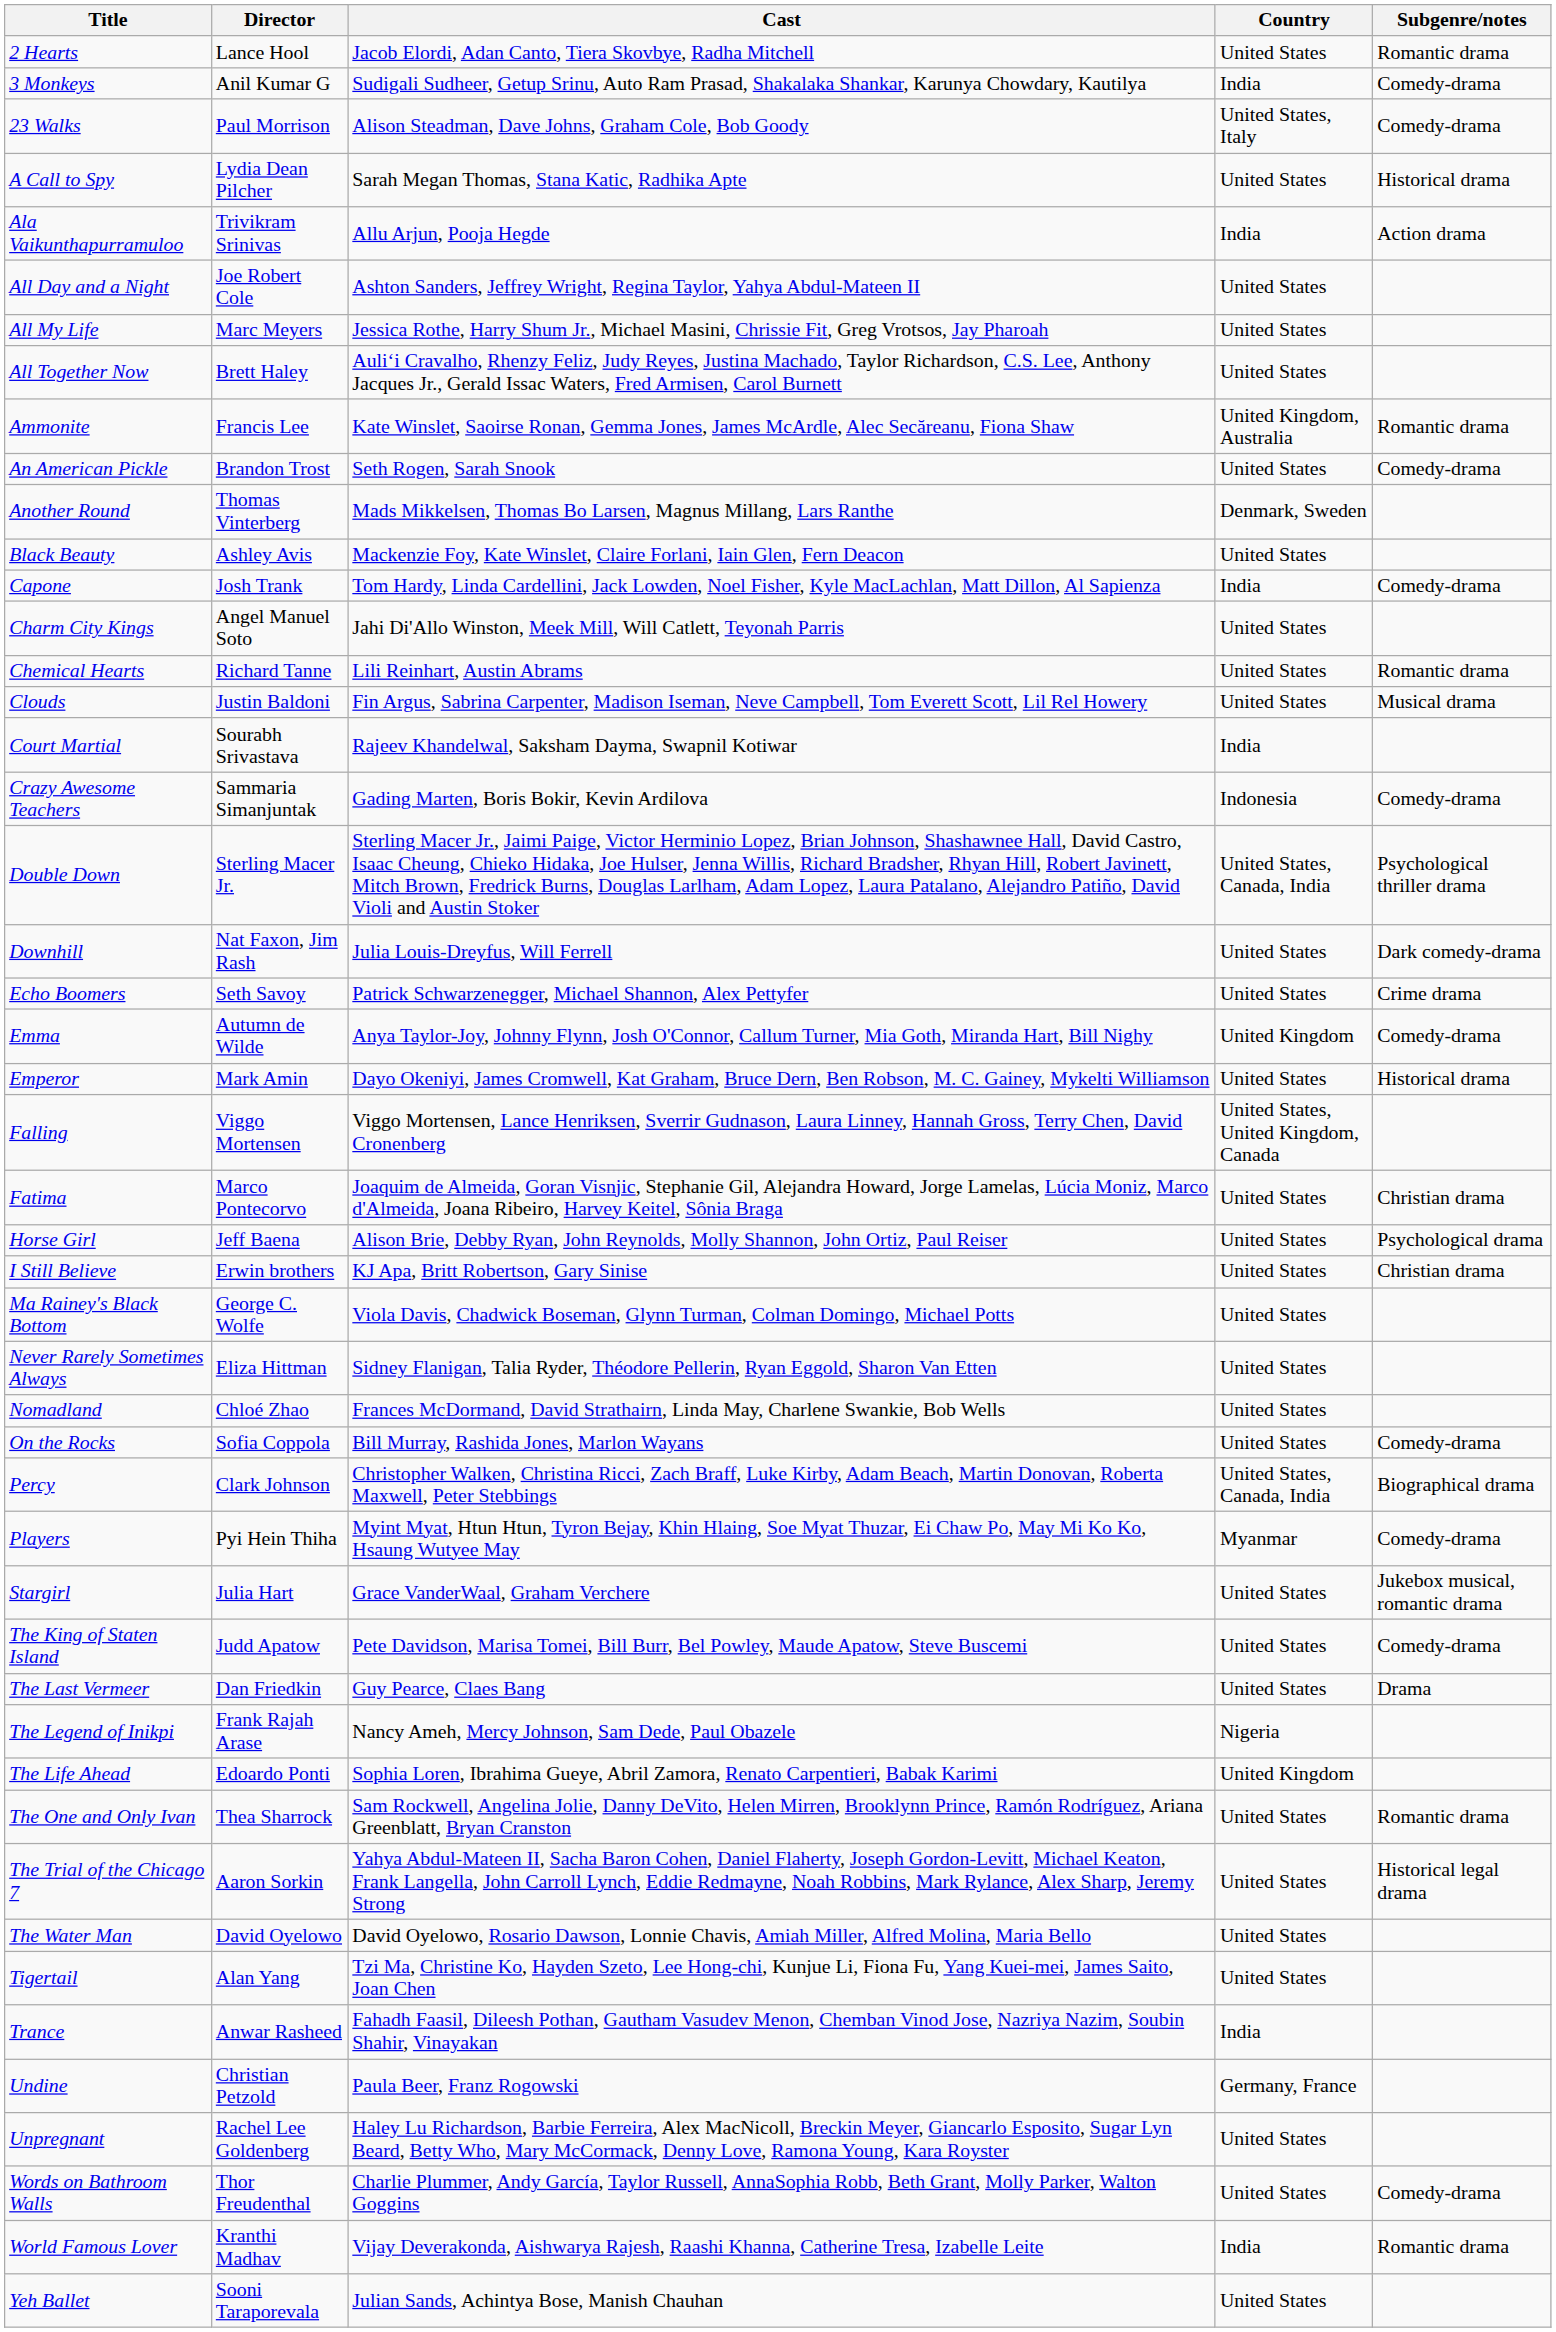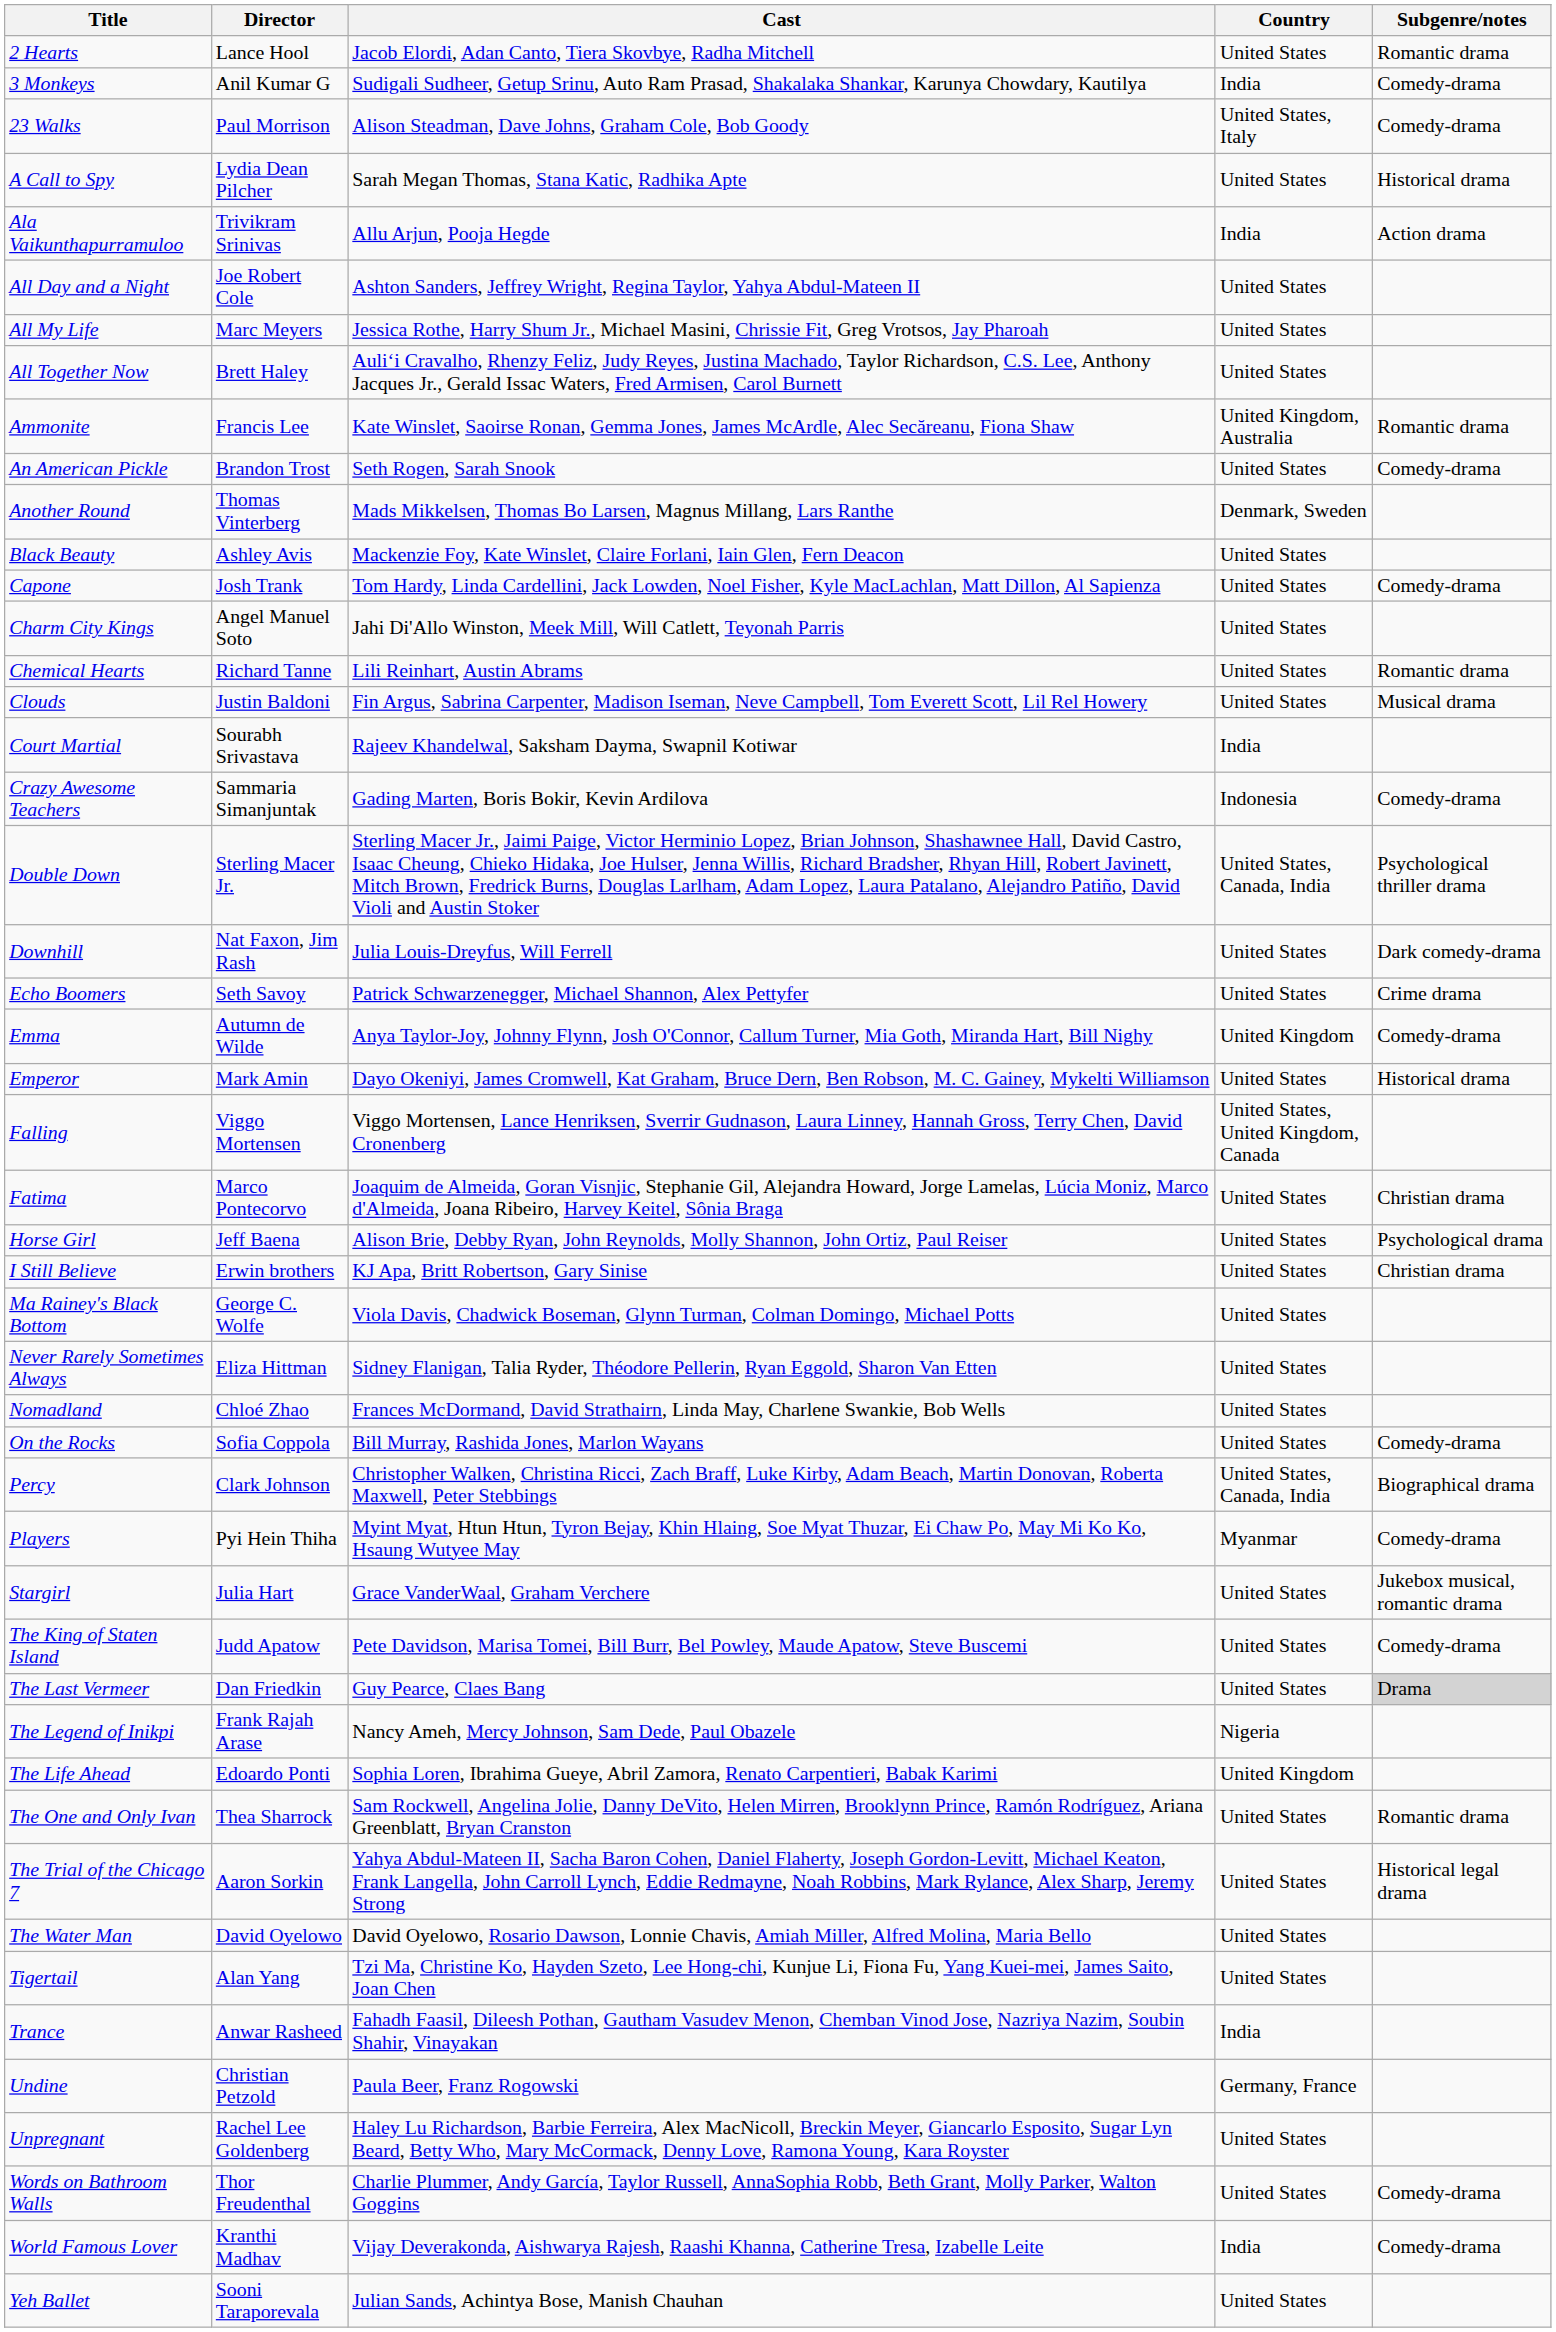(1240, 585) India -> (1273, 585) United States
(1404, 1688) no background -> (1404, 1688) lightgrey background
(1443, 2246) Romantic drama -> (1439, 2246) Comedy-drama
